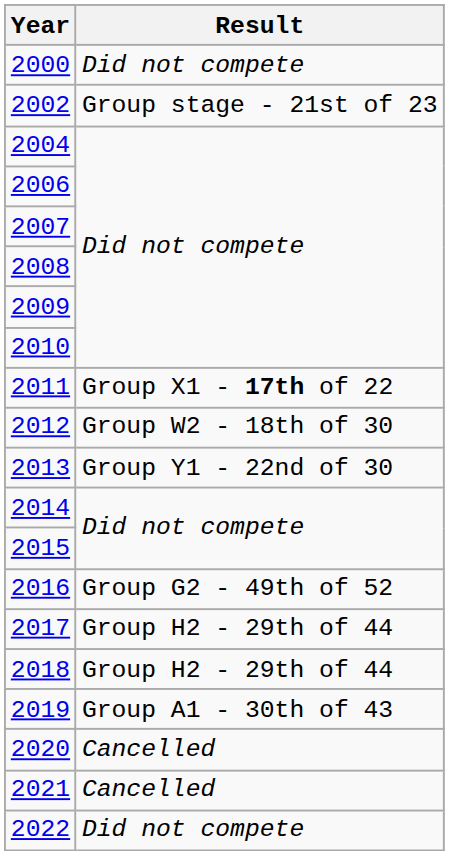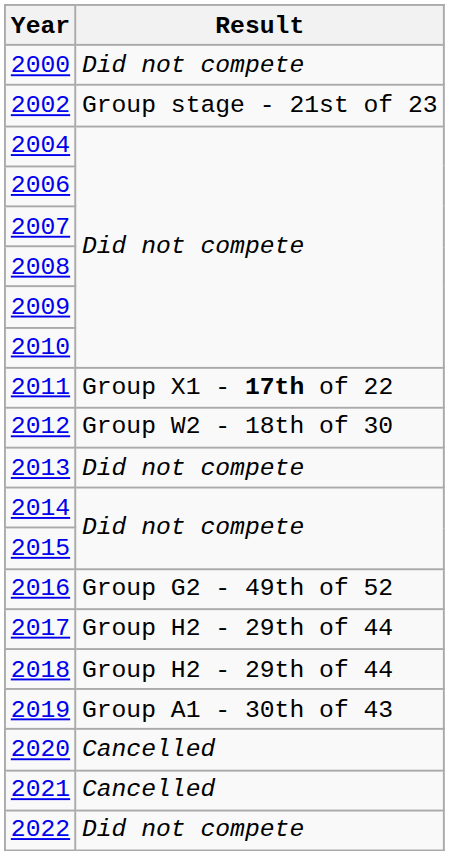(238, 468) Group Y1 - 22nd of 30 -> (193, 468) Did not compete
